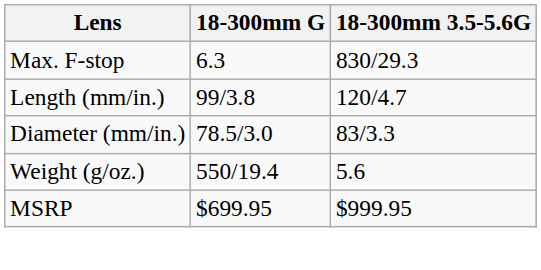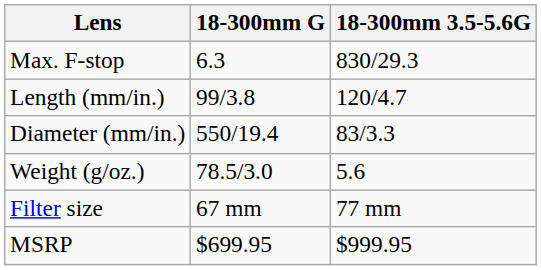(234, 134) 78.5/3.0 -> (237, 134) 550/19.4
(237, 171) 550/19.4 -> (234, 171) 78.5/3.0
+ row: (57, 208)
